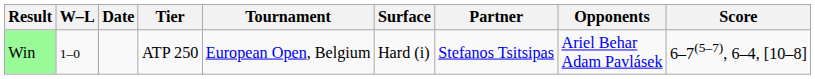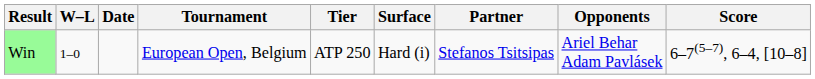columns swapped: (288, 17) <-> (170, 17)
